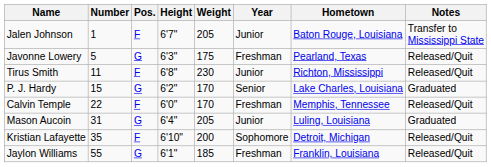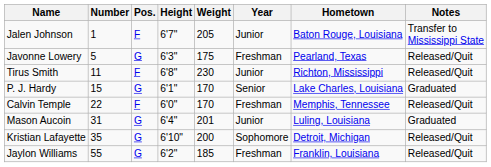(169, 89) 6'2" -> (169, 89) 6'1"
(205, 121) 205 -> (205, 121) 201
(137, 137) F -> (138, 137) G
(169, 154) 6'1" -> (169, 154) 6'2"
